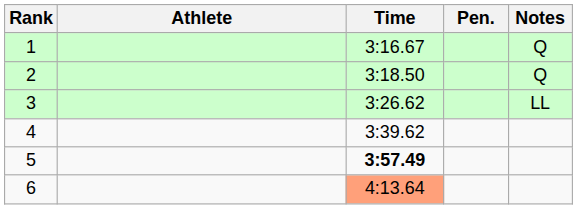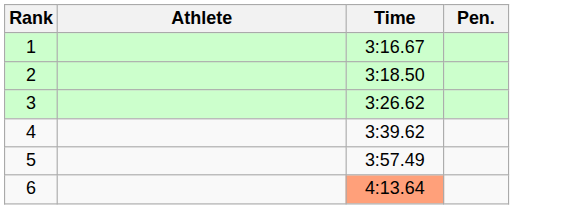- column: (540, 18)
(395, 160) bold -> (395, 160) normal
